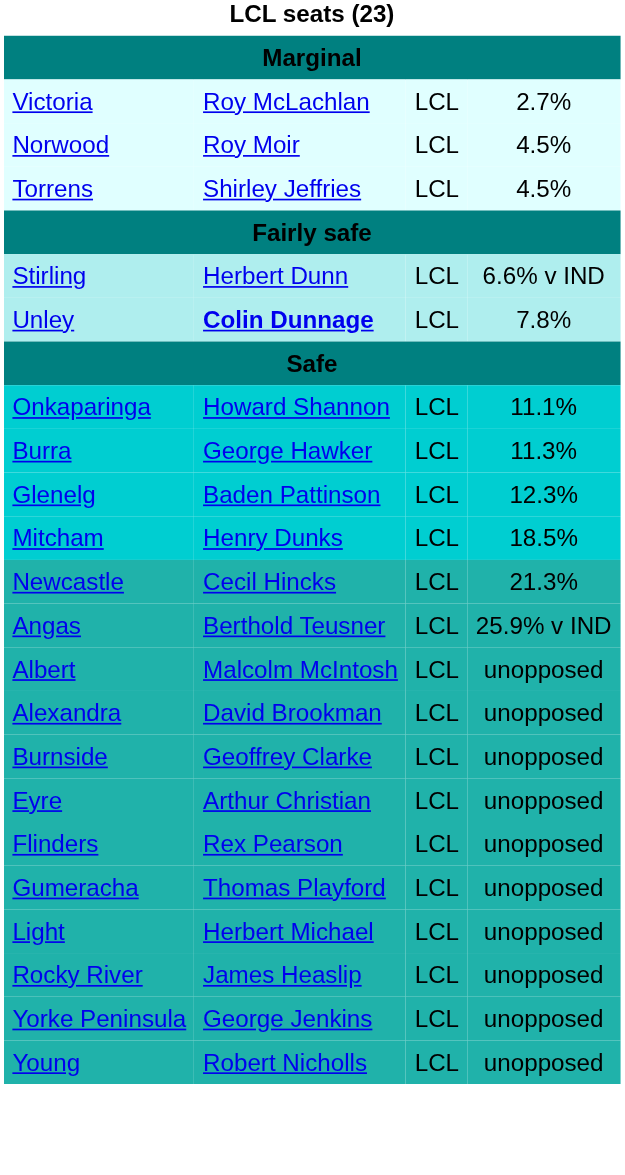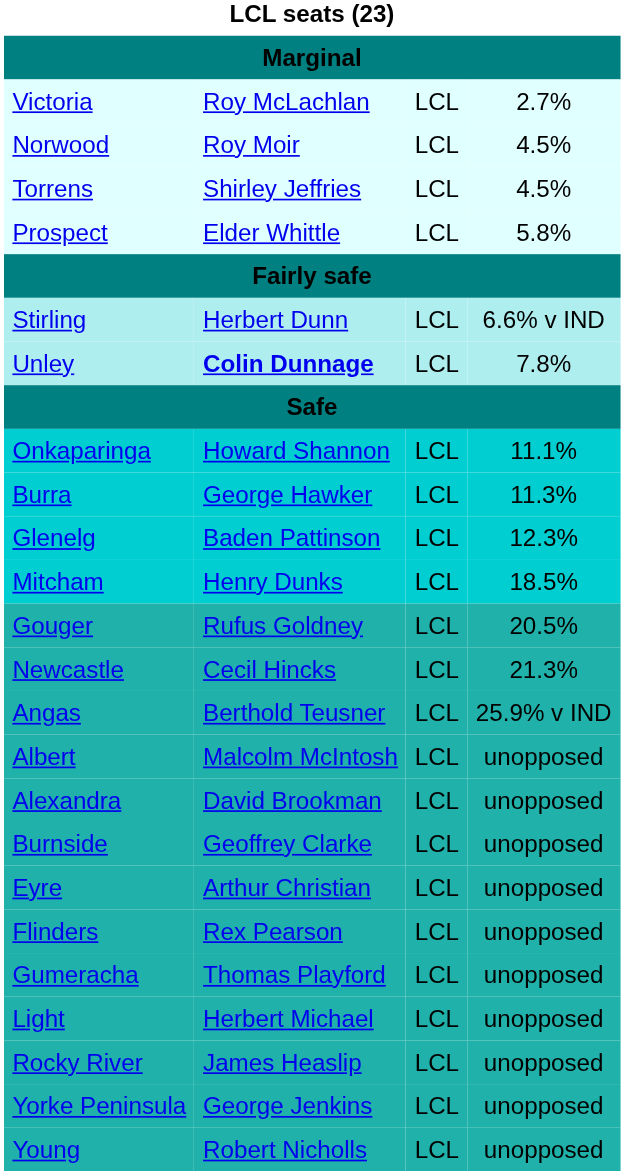+ row: (60, 232)
+ row: (53, 625)
